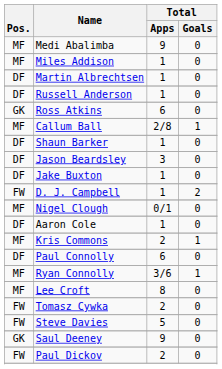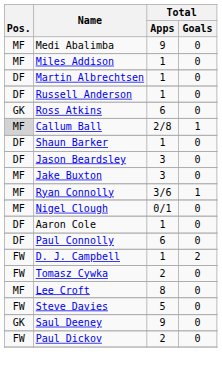(19, 127) no background -> (19, 127) lightgrey background
(19, 176) DF -> (19, 176) MF
(162, 176) 1 -> (162, 176) 3
rows swapped: (78, 192) <-> (75, 274)
- row: (72, 241)
rows swapped: (63, 290) <-> (72, 306)
